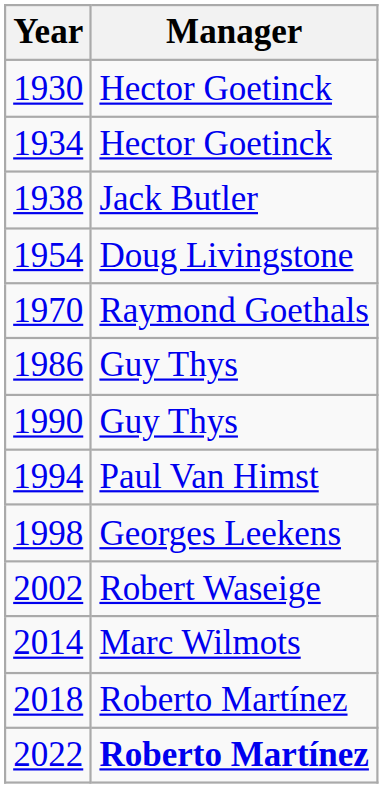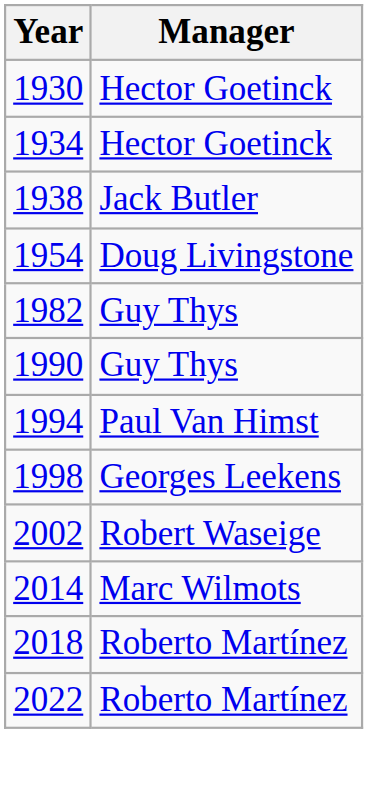- row: (48, 310)
+ row: (48, 310)
- row: (48, 365)
(234, 754) bold -> (223, 699) normal
